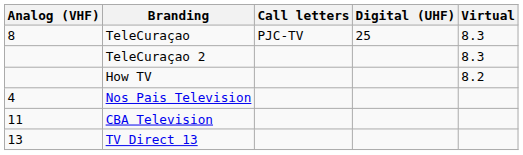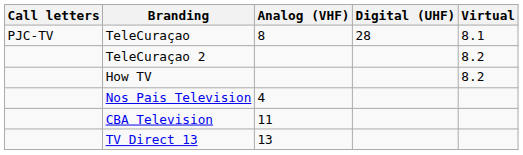columns swapped: (303, 15) <-> (54, 15)
(363, 36) 25 -> (363, 36) 28
(473, 36) 8.3 -> (473, 36) 8.1
(473, 56) 8.3 -> (473, 56) 8.2
